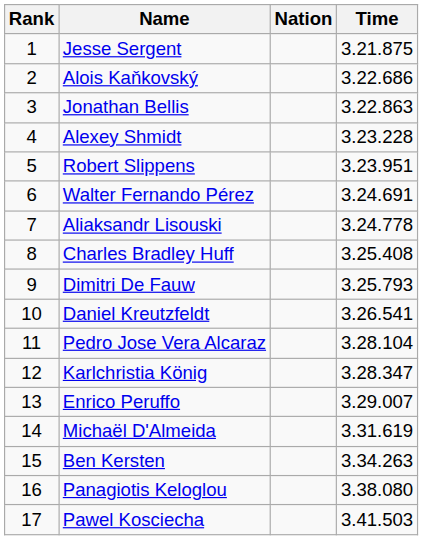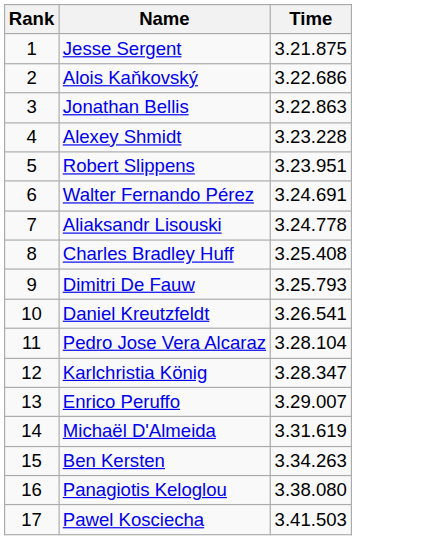- column: (303, 19)
